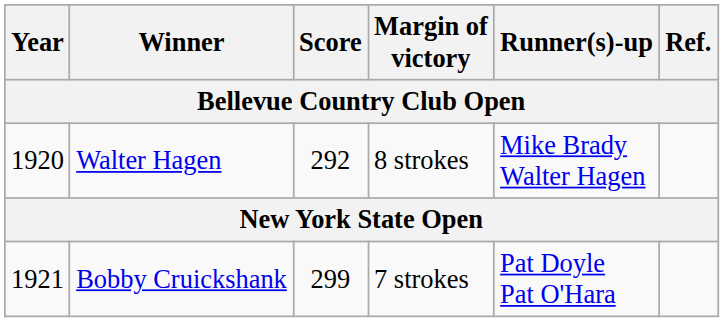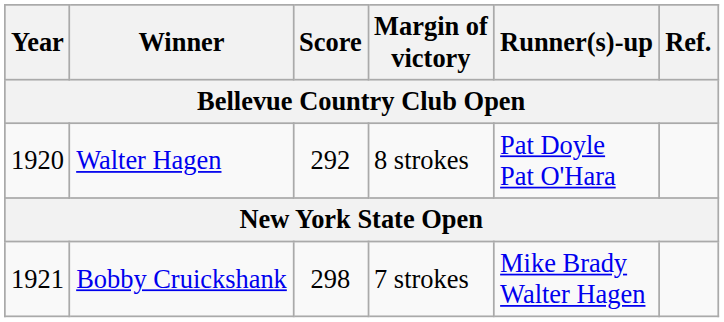(573, 160) Mike Brady Walter Hagen -> (558, 160) Pat Doyle Pat O'Hara
(330, 279) 299 -> (330, 279) 298
(558, 279) Pat Doyle Pat O'Hara -> (573, 279) Mike Brady Walter Hagen
